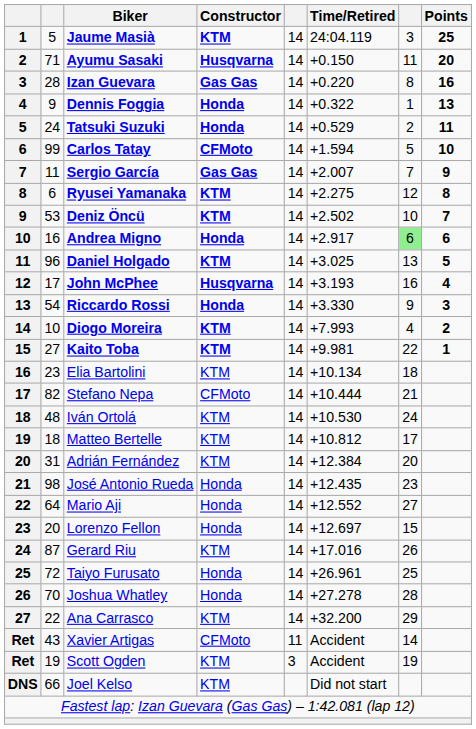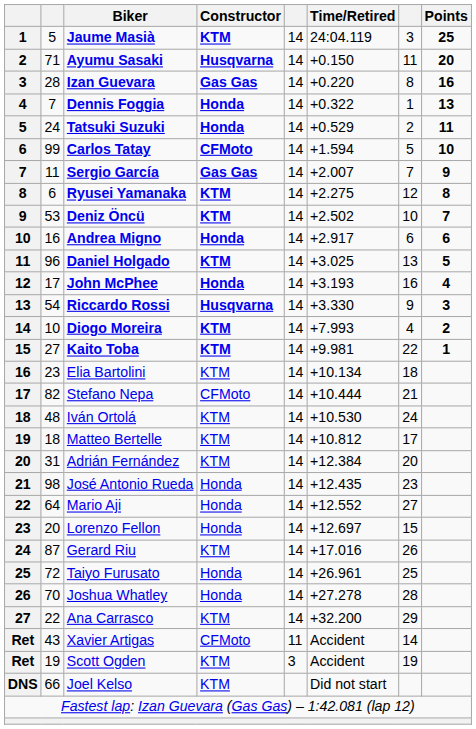(52, 104) 9 -> (52, 104) 7
(410, 238) lightgreen background -> (410, 238) no background
(237, 283) Husqvarna -> (222, 283) Honda
(222, 305) Honda -> (237, 305) Husqvarna
